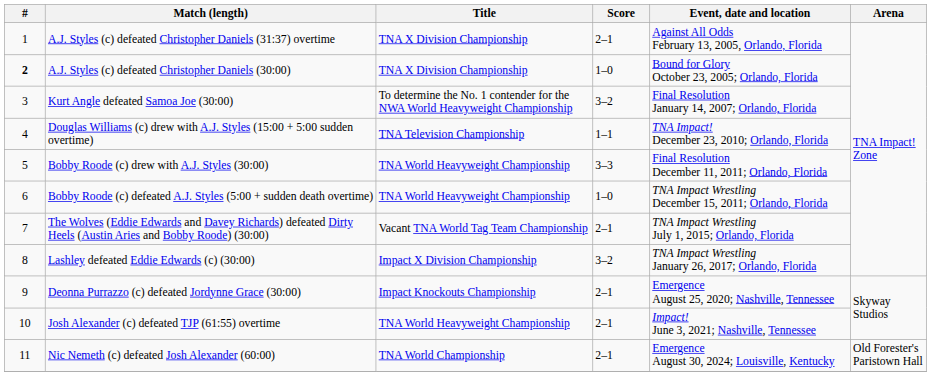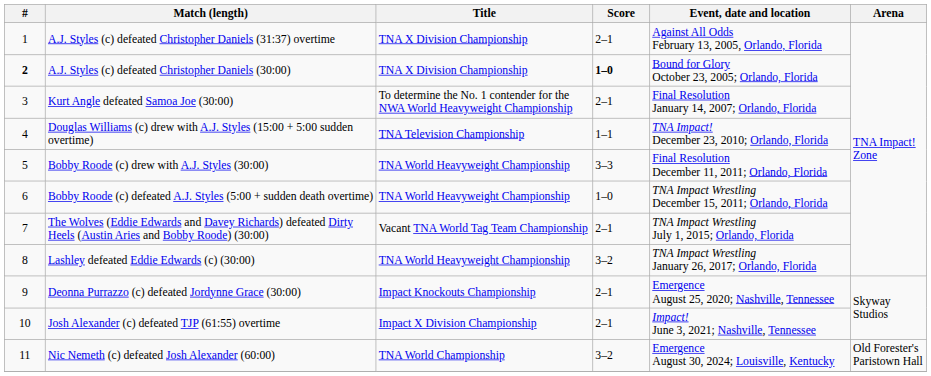(604, 70) normal -> (604, 70) bold
(604, 102) 3–2 -> (604, 102) 2–1
(458, 260) Impact X Division Championship -> (474, 260) TNA World Heavyweight Championship
(474, 323) TNA World Heavyweight Championship -> (458, 323) Impact X Division Championship
(604, 355) 2–1 -> (604, 355) 3–2
